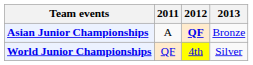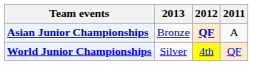columns swapped: (168, 14) <-> (229, 14)
